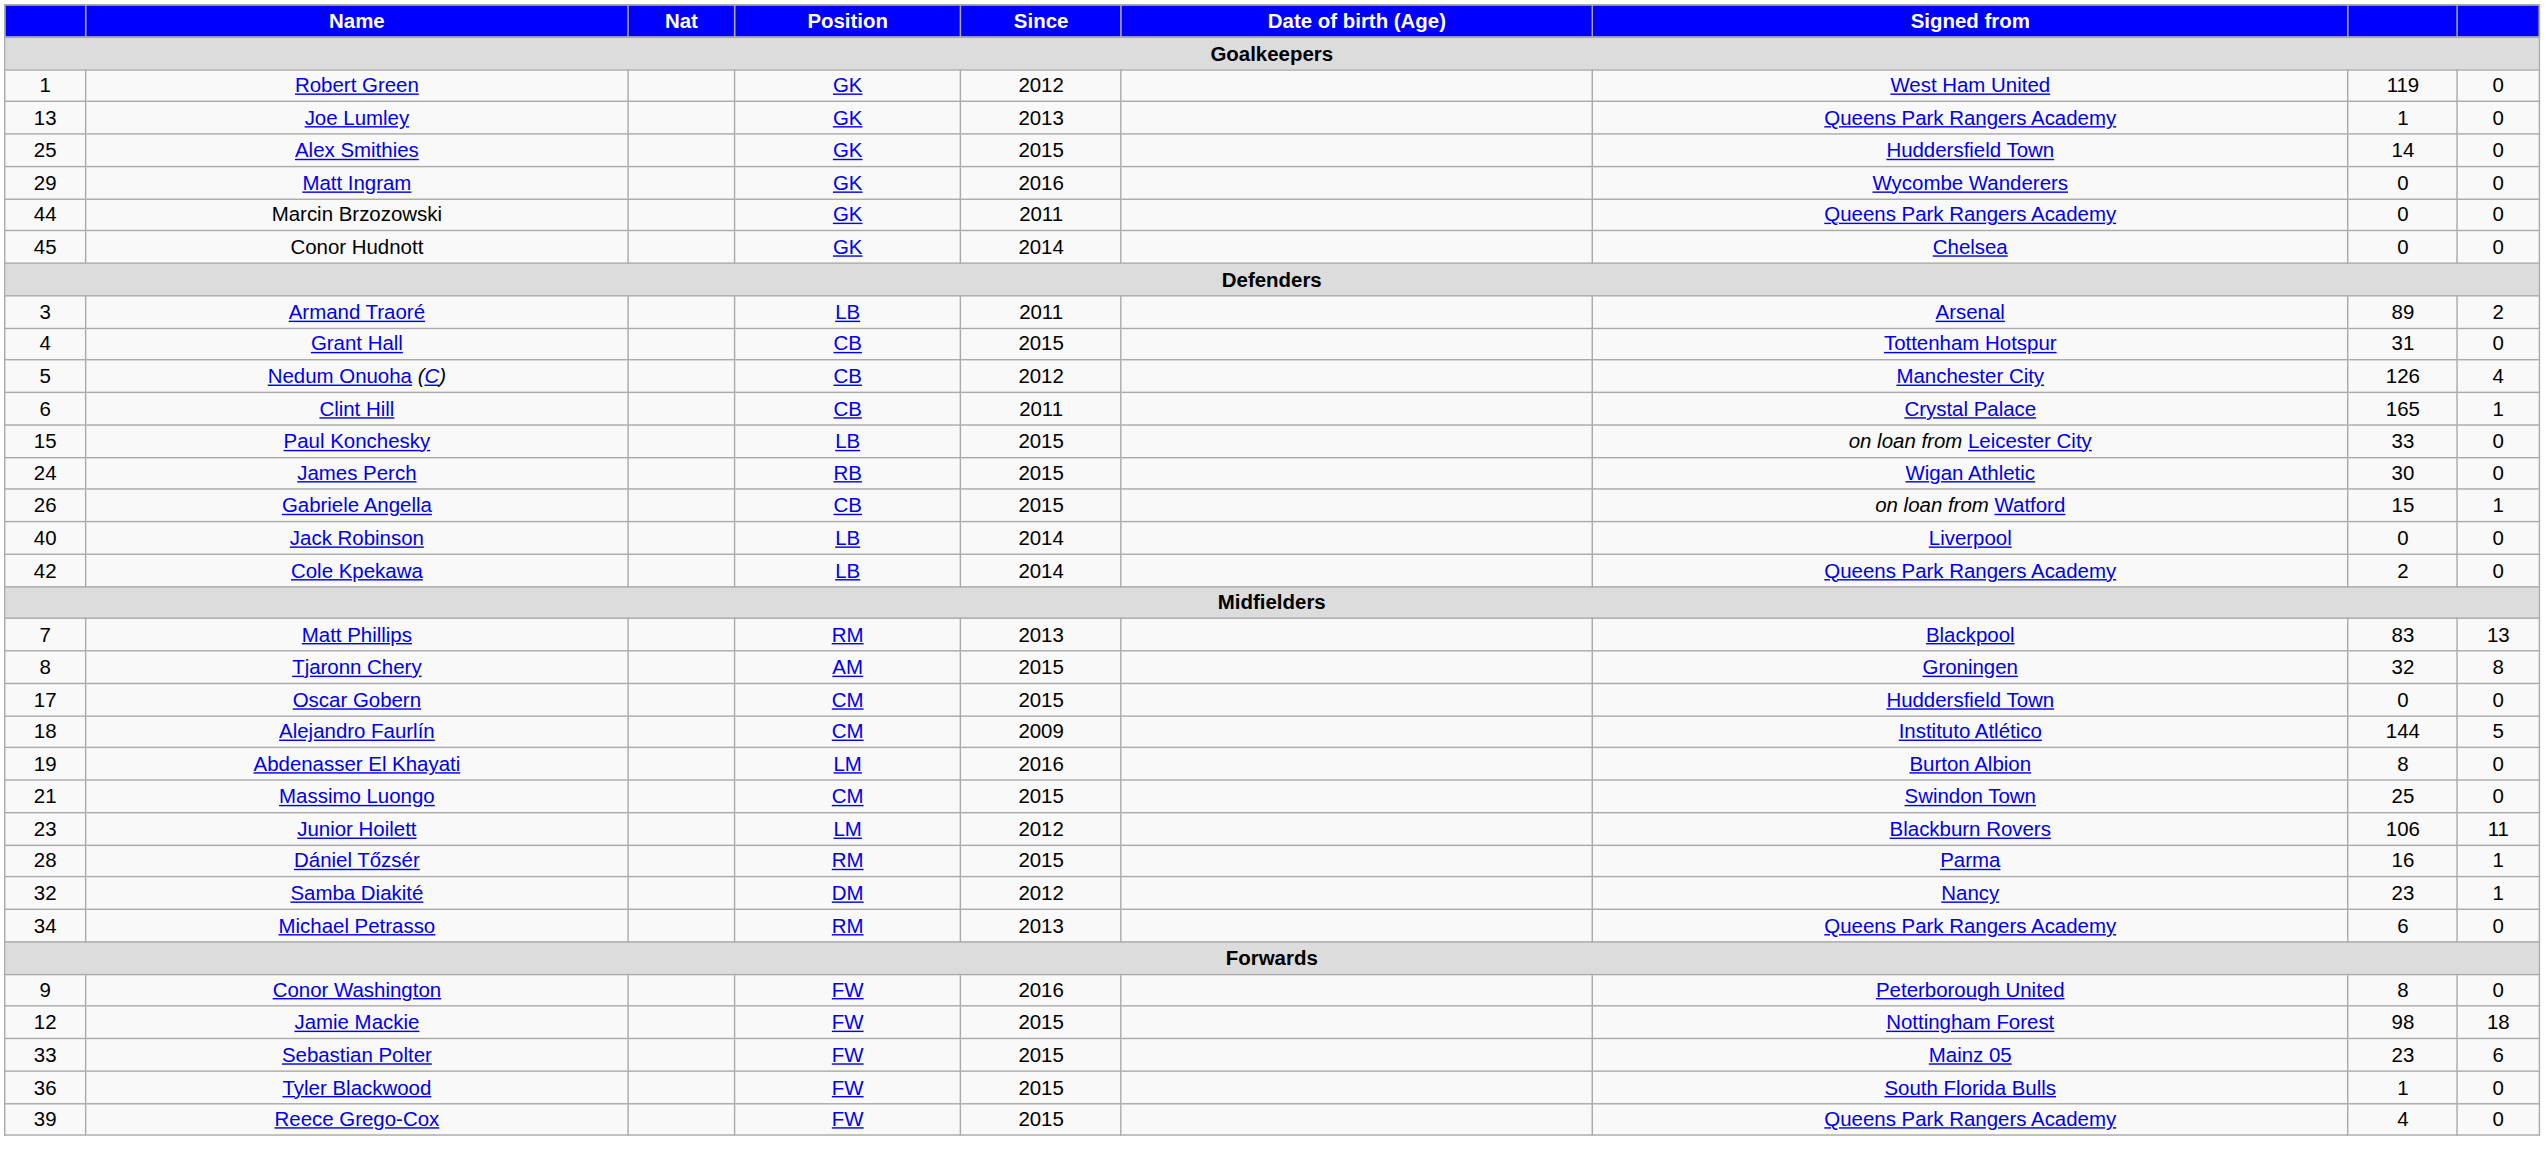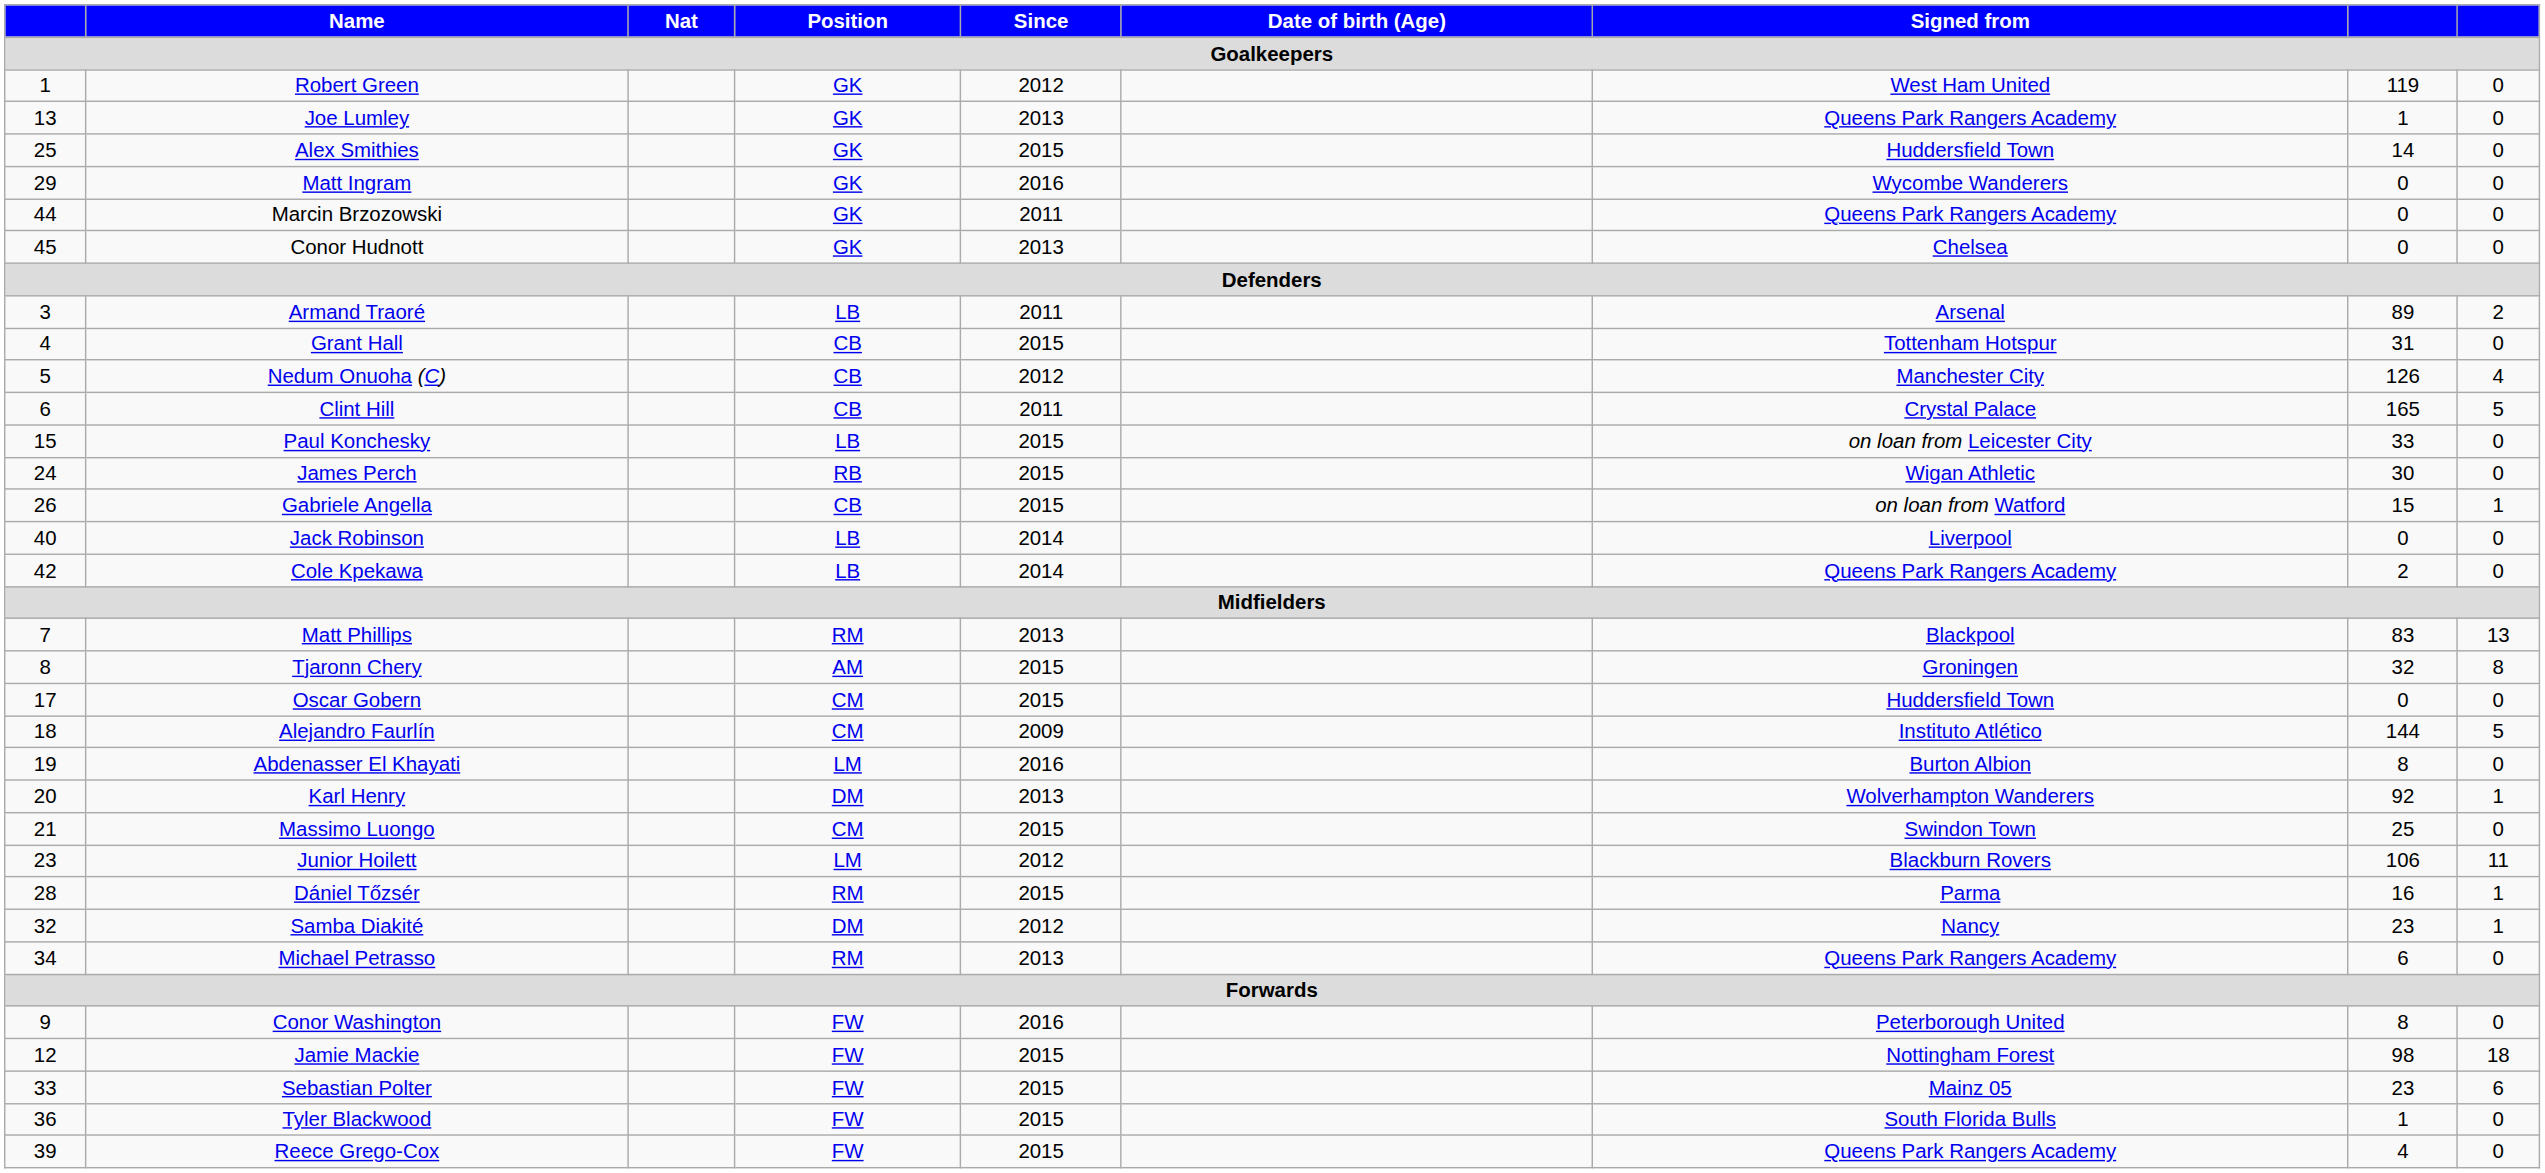(1041, 247) 2014 -> (1041, 247) 2013
(2498, 409) 1 -> (2498, 409) 5
+ row: (357, 797)
